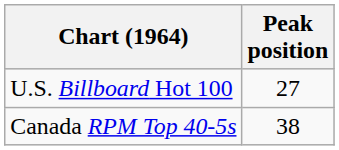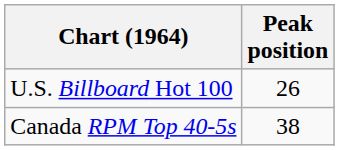(288, 88) 27 -> (288, 88) 26
